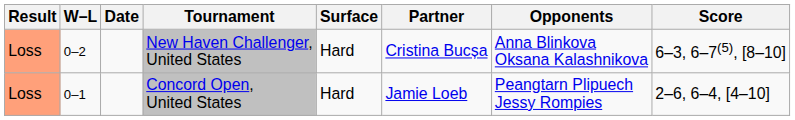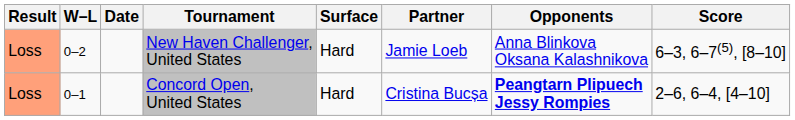(436, 51) Cristina Bucșa -> (426, 51) Jamie Loeb
(426, 94) Jamie Loeb -> (436, 94) Cristina Bucșa
(564, 94) normal -> (569, 94) bold
